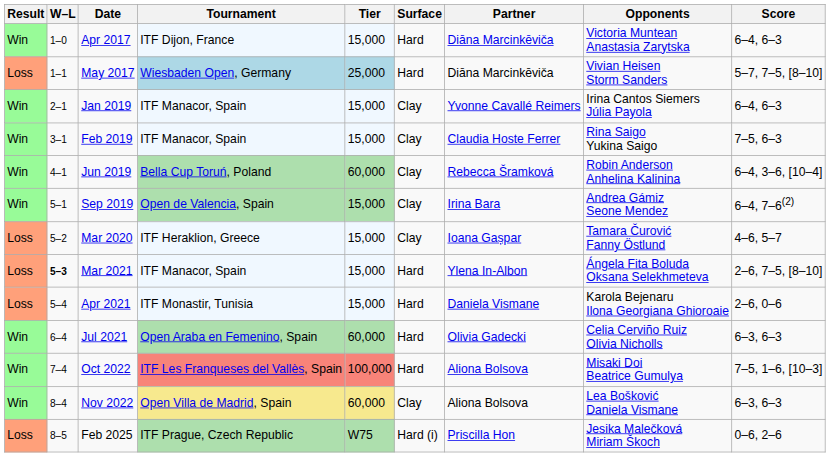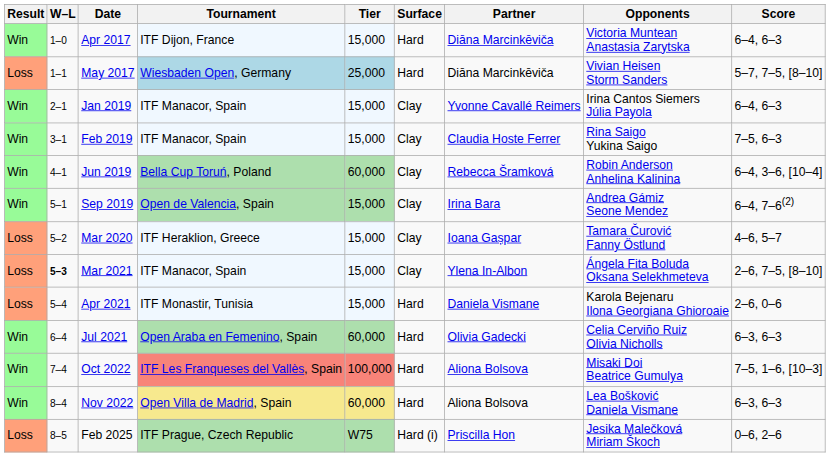(410, 271) Hard -> (409, 271) Clay
(409, 402) Clay -> (410, 402) Hard
